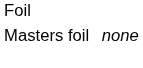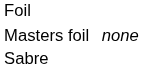+ row: (26, 58)
